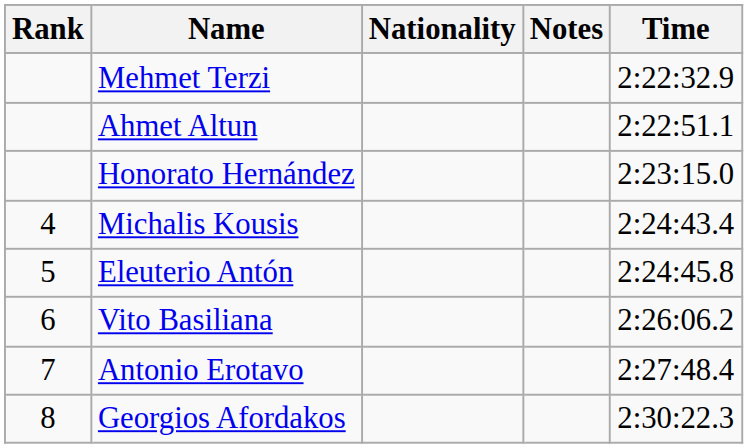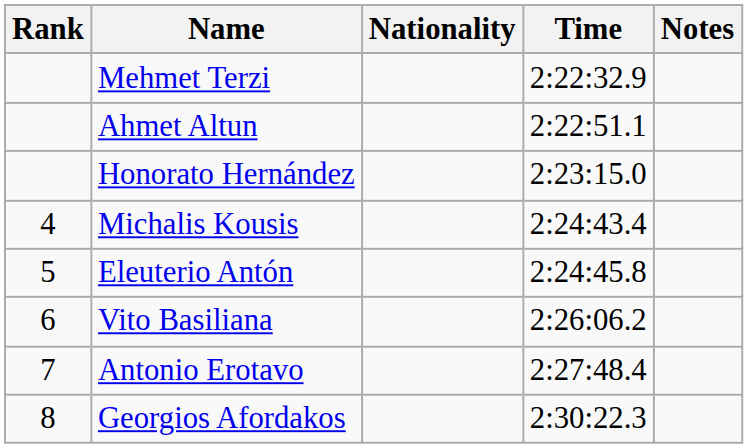columns swapped: (676, 28) <-> (566, 28)
